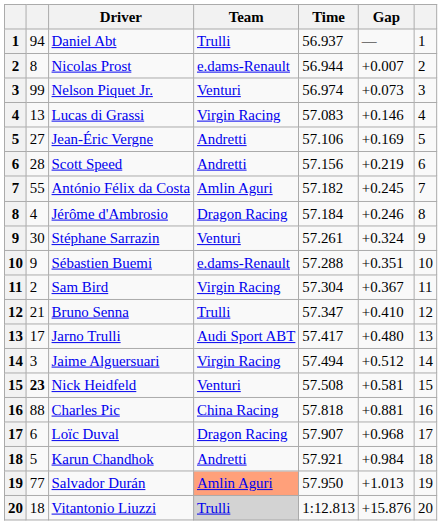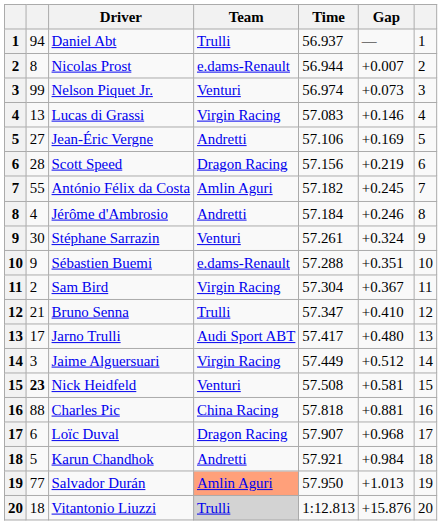(222, 164) Andretti -> (242, 164) Dragon Racing
(242, 213) Dragon Racing -> (222, 213) Andretti
(323, 360) 57.494 -> (323, 360) 57.449
